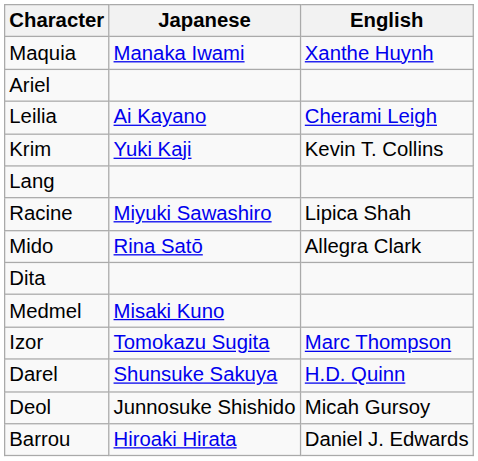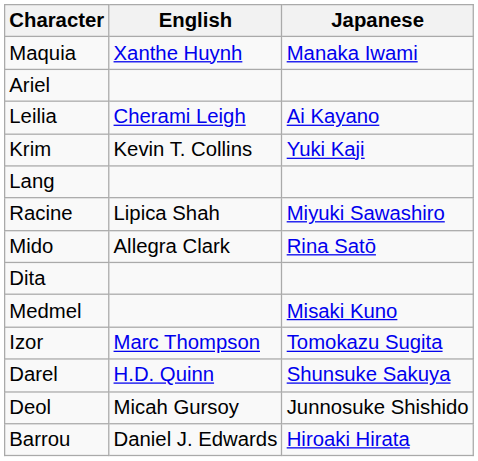columns swapped: (205, 20) <-> (387, 20)
